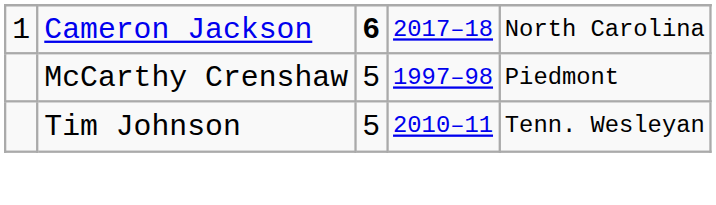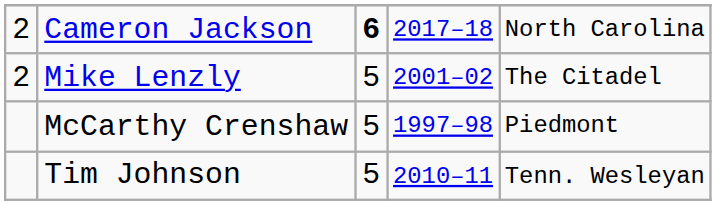(21, 29) 1 -> (21, 29) 2
+ row: (143, 78)
